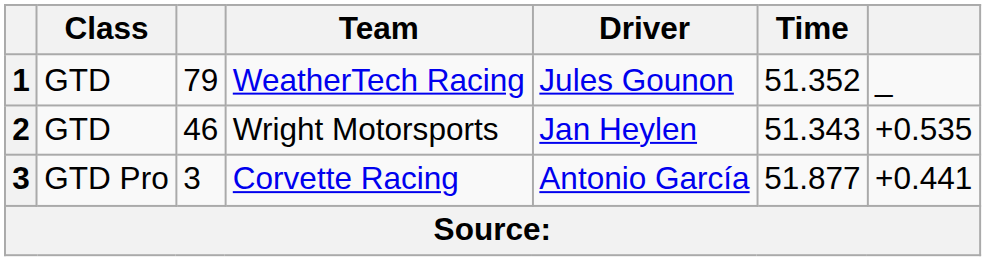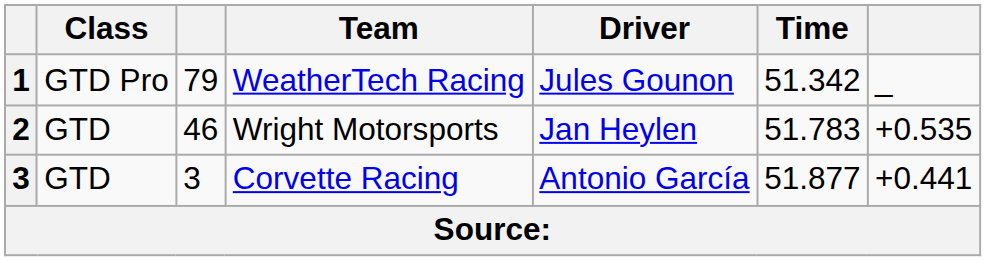(78, 79) GTD -> (107, 79) GTD Pro
(812, 79) 51.352 -> (812, 79) 51.342
(812, 129) 51.343 -> (812, 129) 51.783
(107, 179) GTD Pro -> (78, 179) GTD
